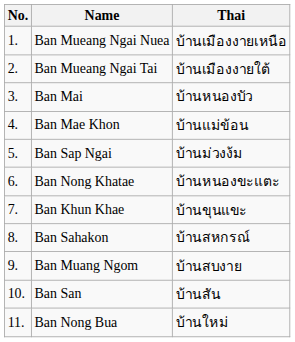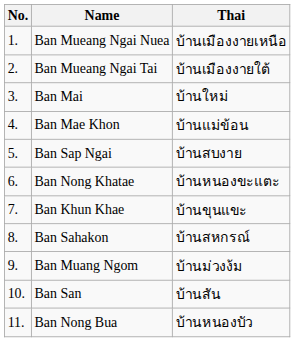(215, 97) บ้านหนองบัว -> (202, 97) บ้านใหม่
(209, 153) บ้านม่วงง้ม -> (209, 153) บ้านสบงาย
(209, 266) บ้านสบงาย -> (209, 266) บ้านม่วงง้ม
(202, 322) บ้านใหม่ -> (215, 322) บ้านหนองบัว
